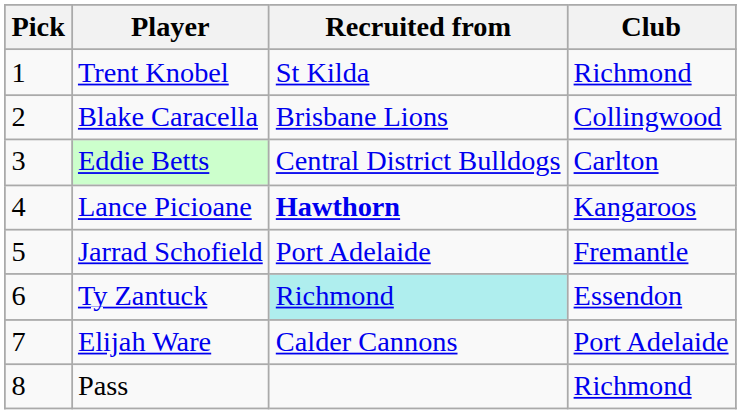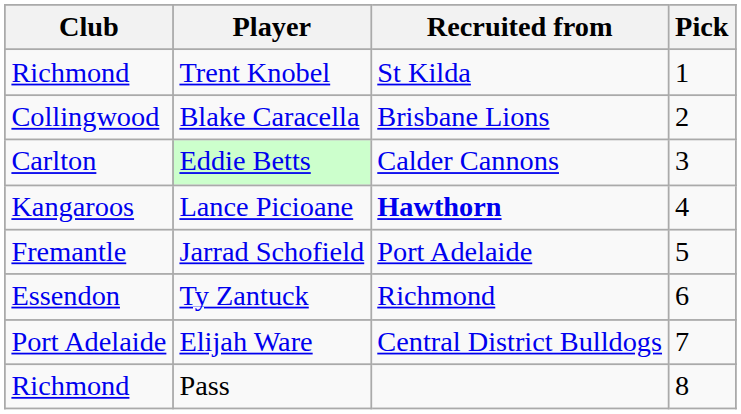columns swapped: (38, 26) <-> (651, 26)
(418, 161) Central District Bulldogs -> (468, 161) Calder Cannons
(335, 296) paleturquoise background -> (436, 296) no background
(367, 341) Calder Cannons -> (520, 341) Central District Bulldogs
